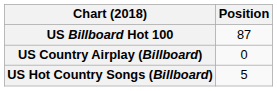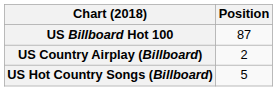(244, 55) 0 -> (244, 55) 2
